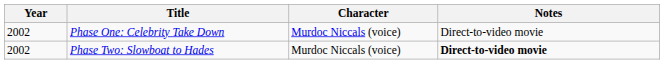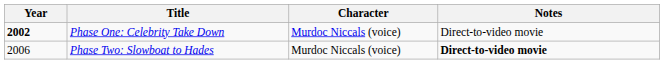(19, 31) normal -> (19, 31) bold
(19, 50) 2002 -> (19, 50) 2006
